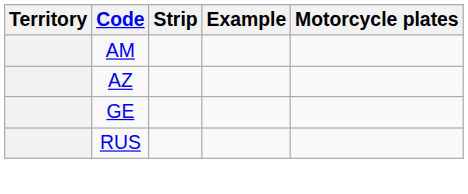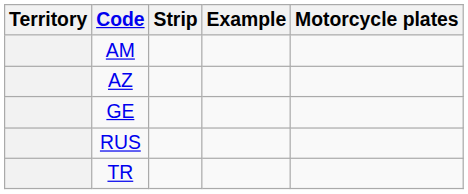+ row: (120, 173)
